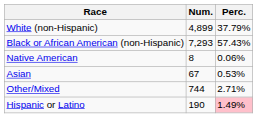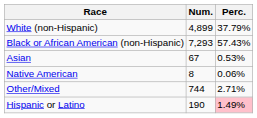rows swapped: (42, 58) <-> (19, 74)
